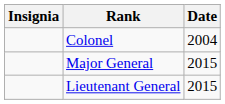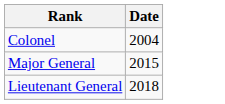- column: (34, 16)
(202, 87) 2015 -> (144, 87) 2018
